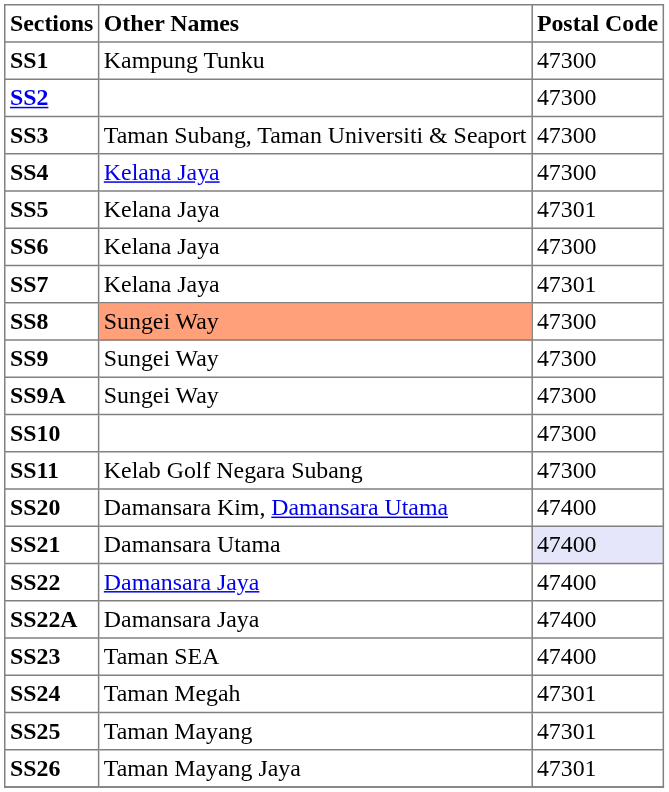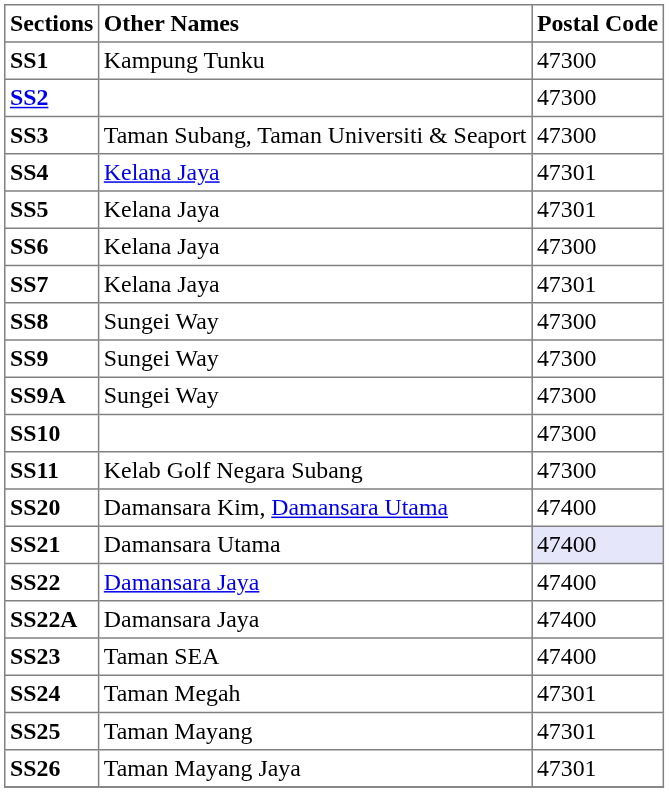(567, 172) 47300 -> (567, 172) 47301
(161, 321) lightsalmon background -> (161, 321) no background
